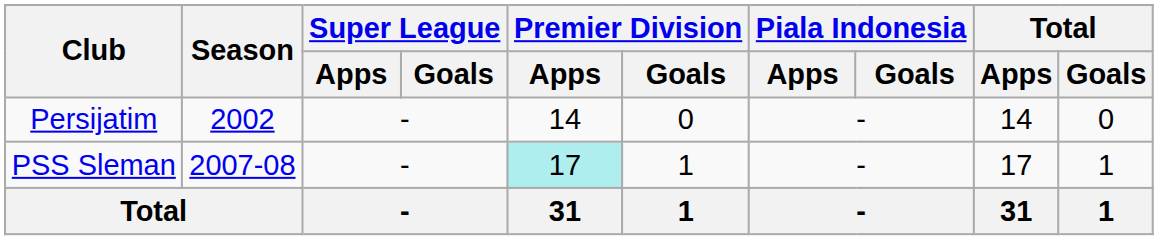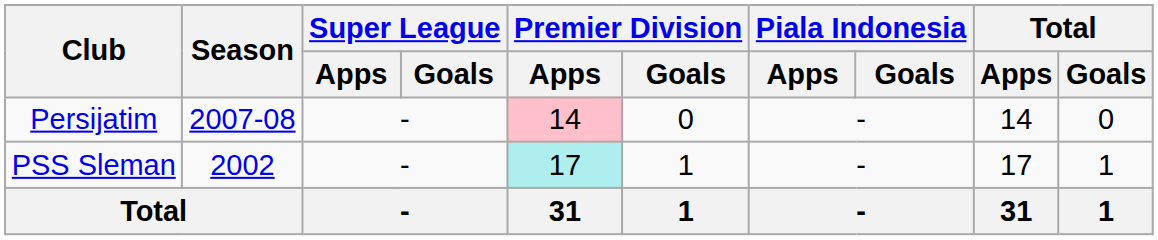(242, 120) 2002 -> (242, 120) 2007-08
(565, 120) no background -> (565, 120) pink background
(242, 165) 2007-08 -> (242, 165) 2002
